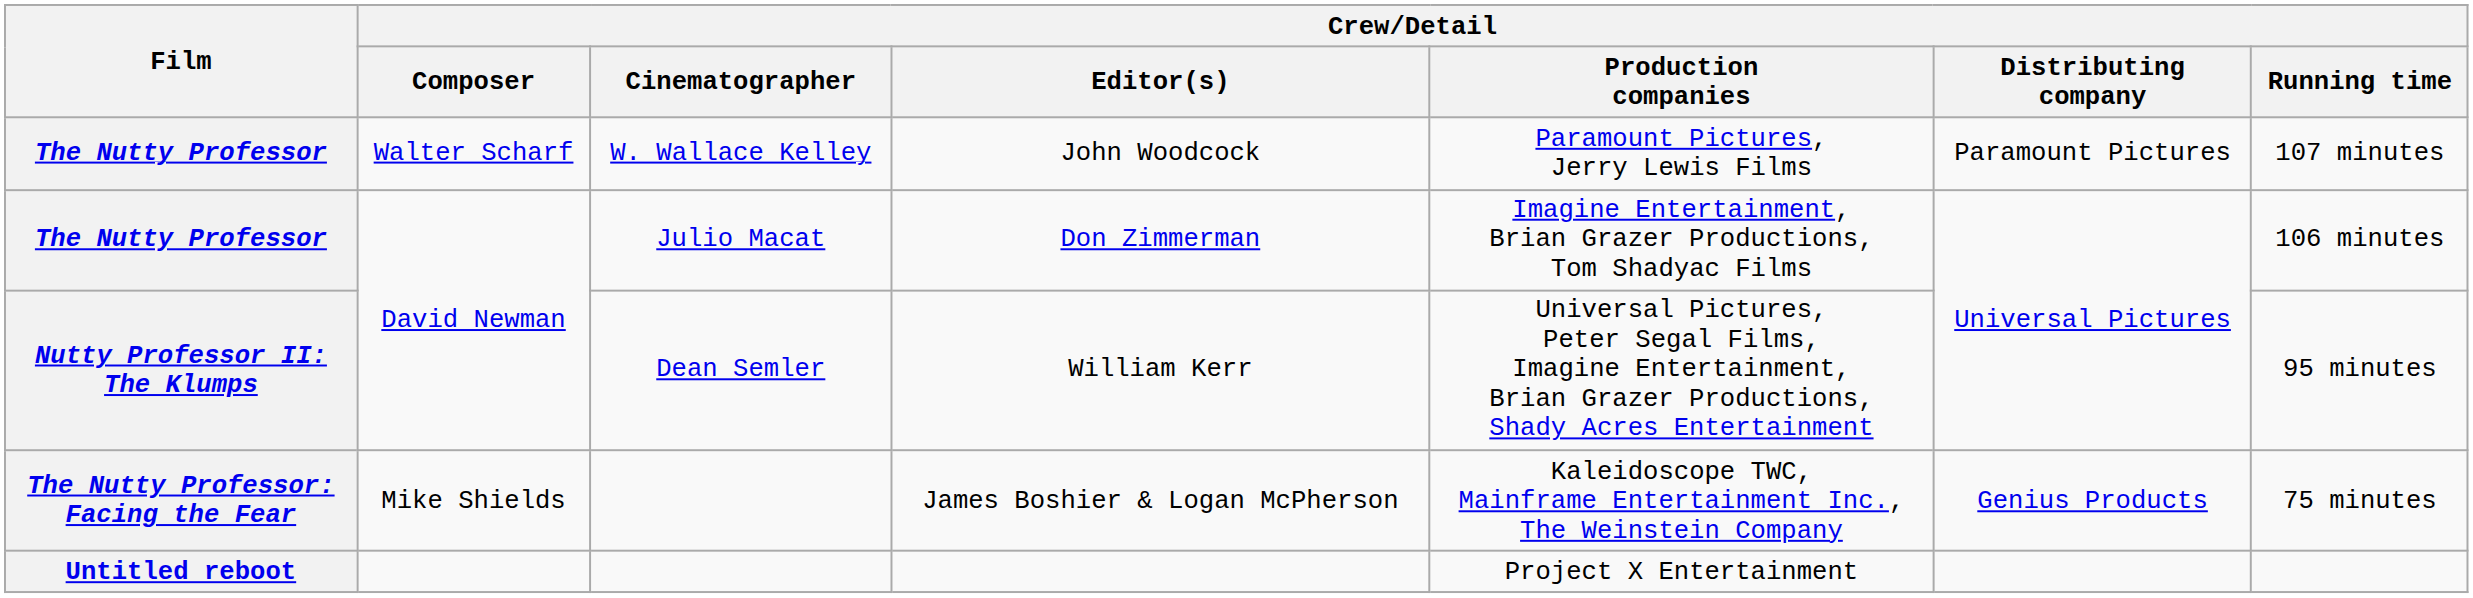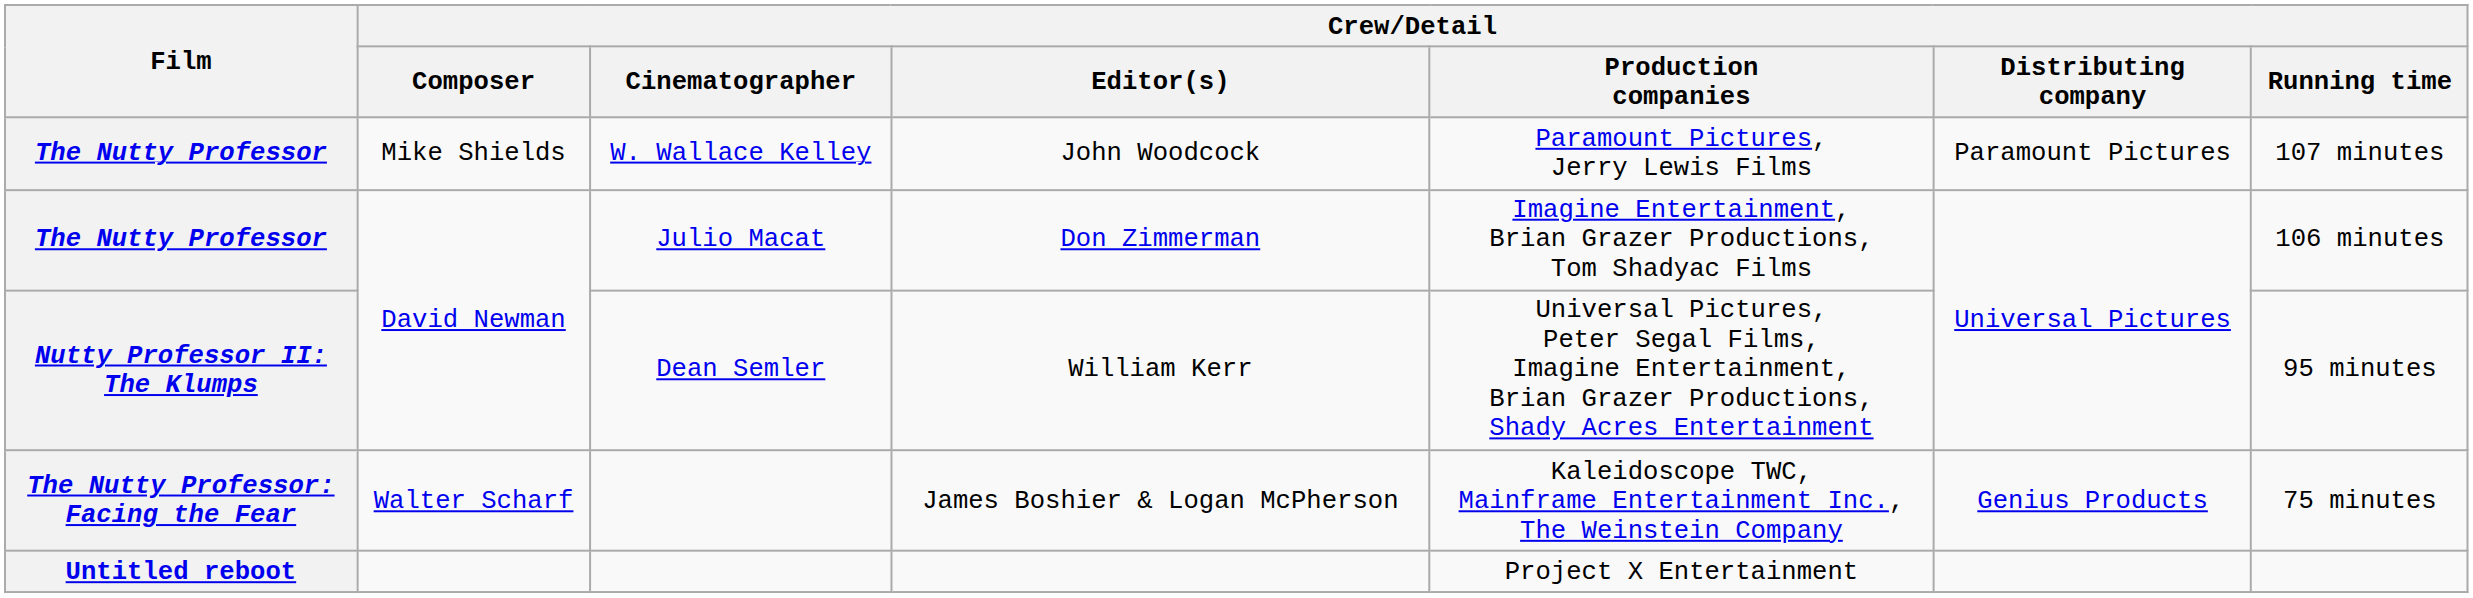(474, 154) Walter Scharf -> (474, 154) Mike Shields
(474, 501) Mike Shields -> (474, 501) Walter Scharf
